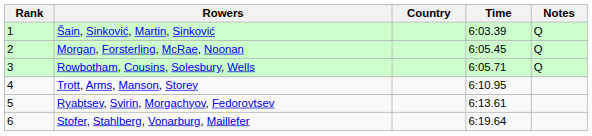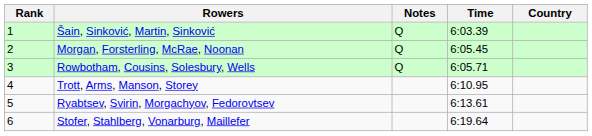columns swapped: (429, 13) <-> (559, 13)
